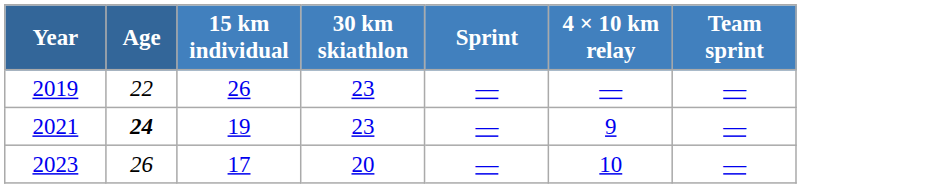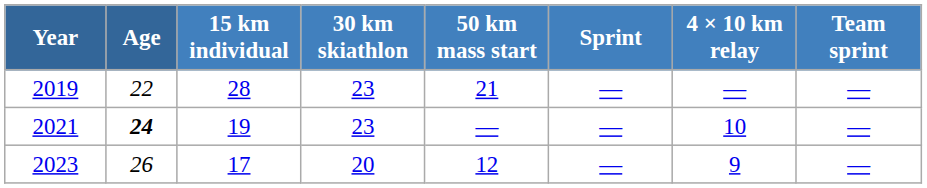+ column: (487, 37)
(239, 88) 26 -> (239, 88) 28
(611, 126) 9 -> (735, 126) 10
(611, 164) 10 -> (735, 164) 9
